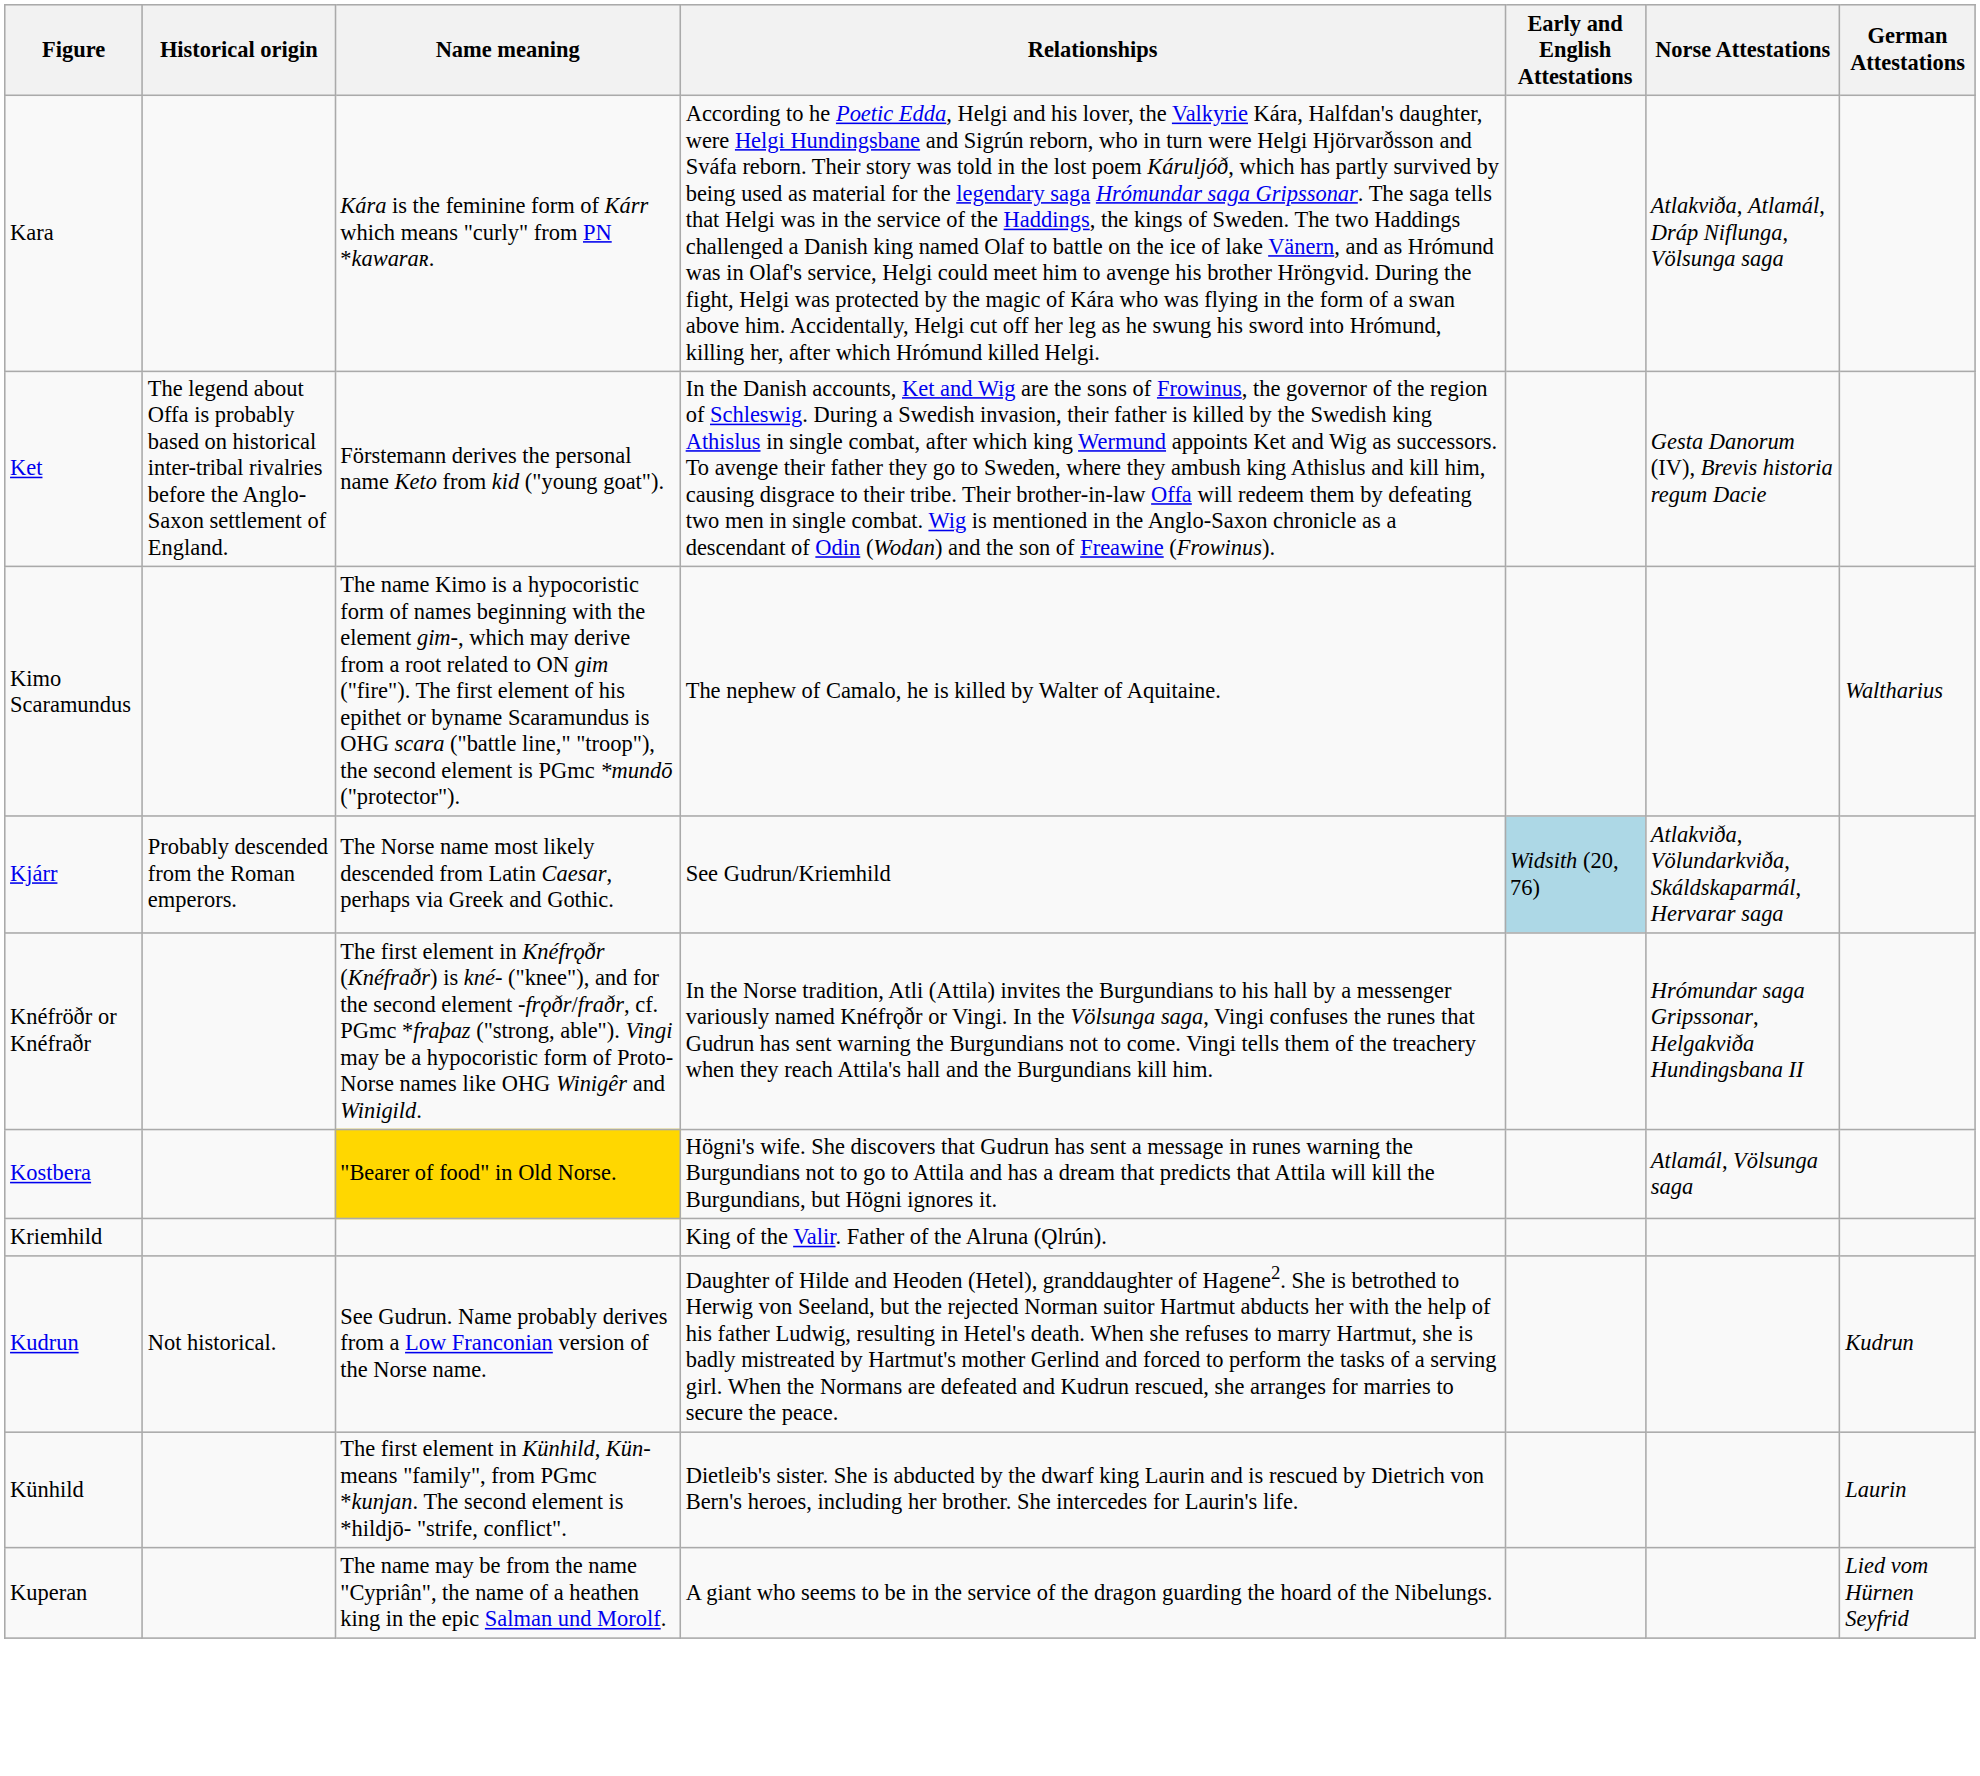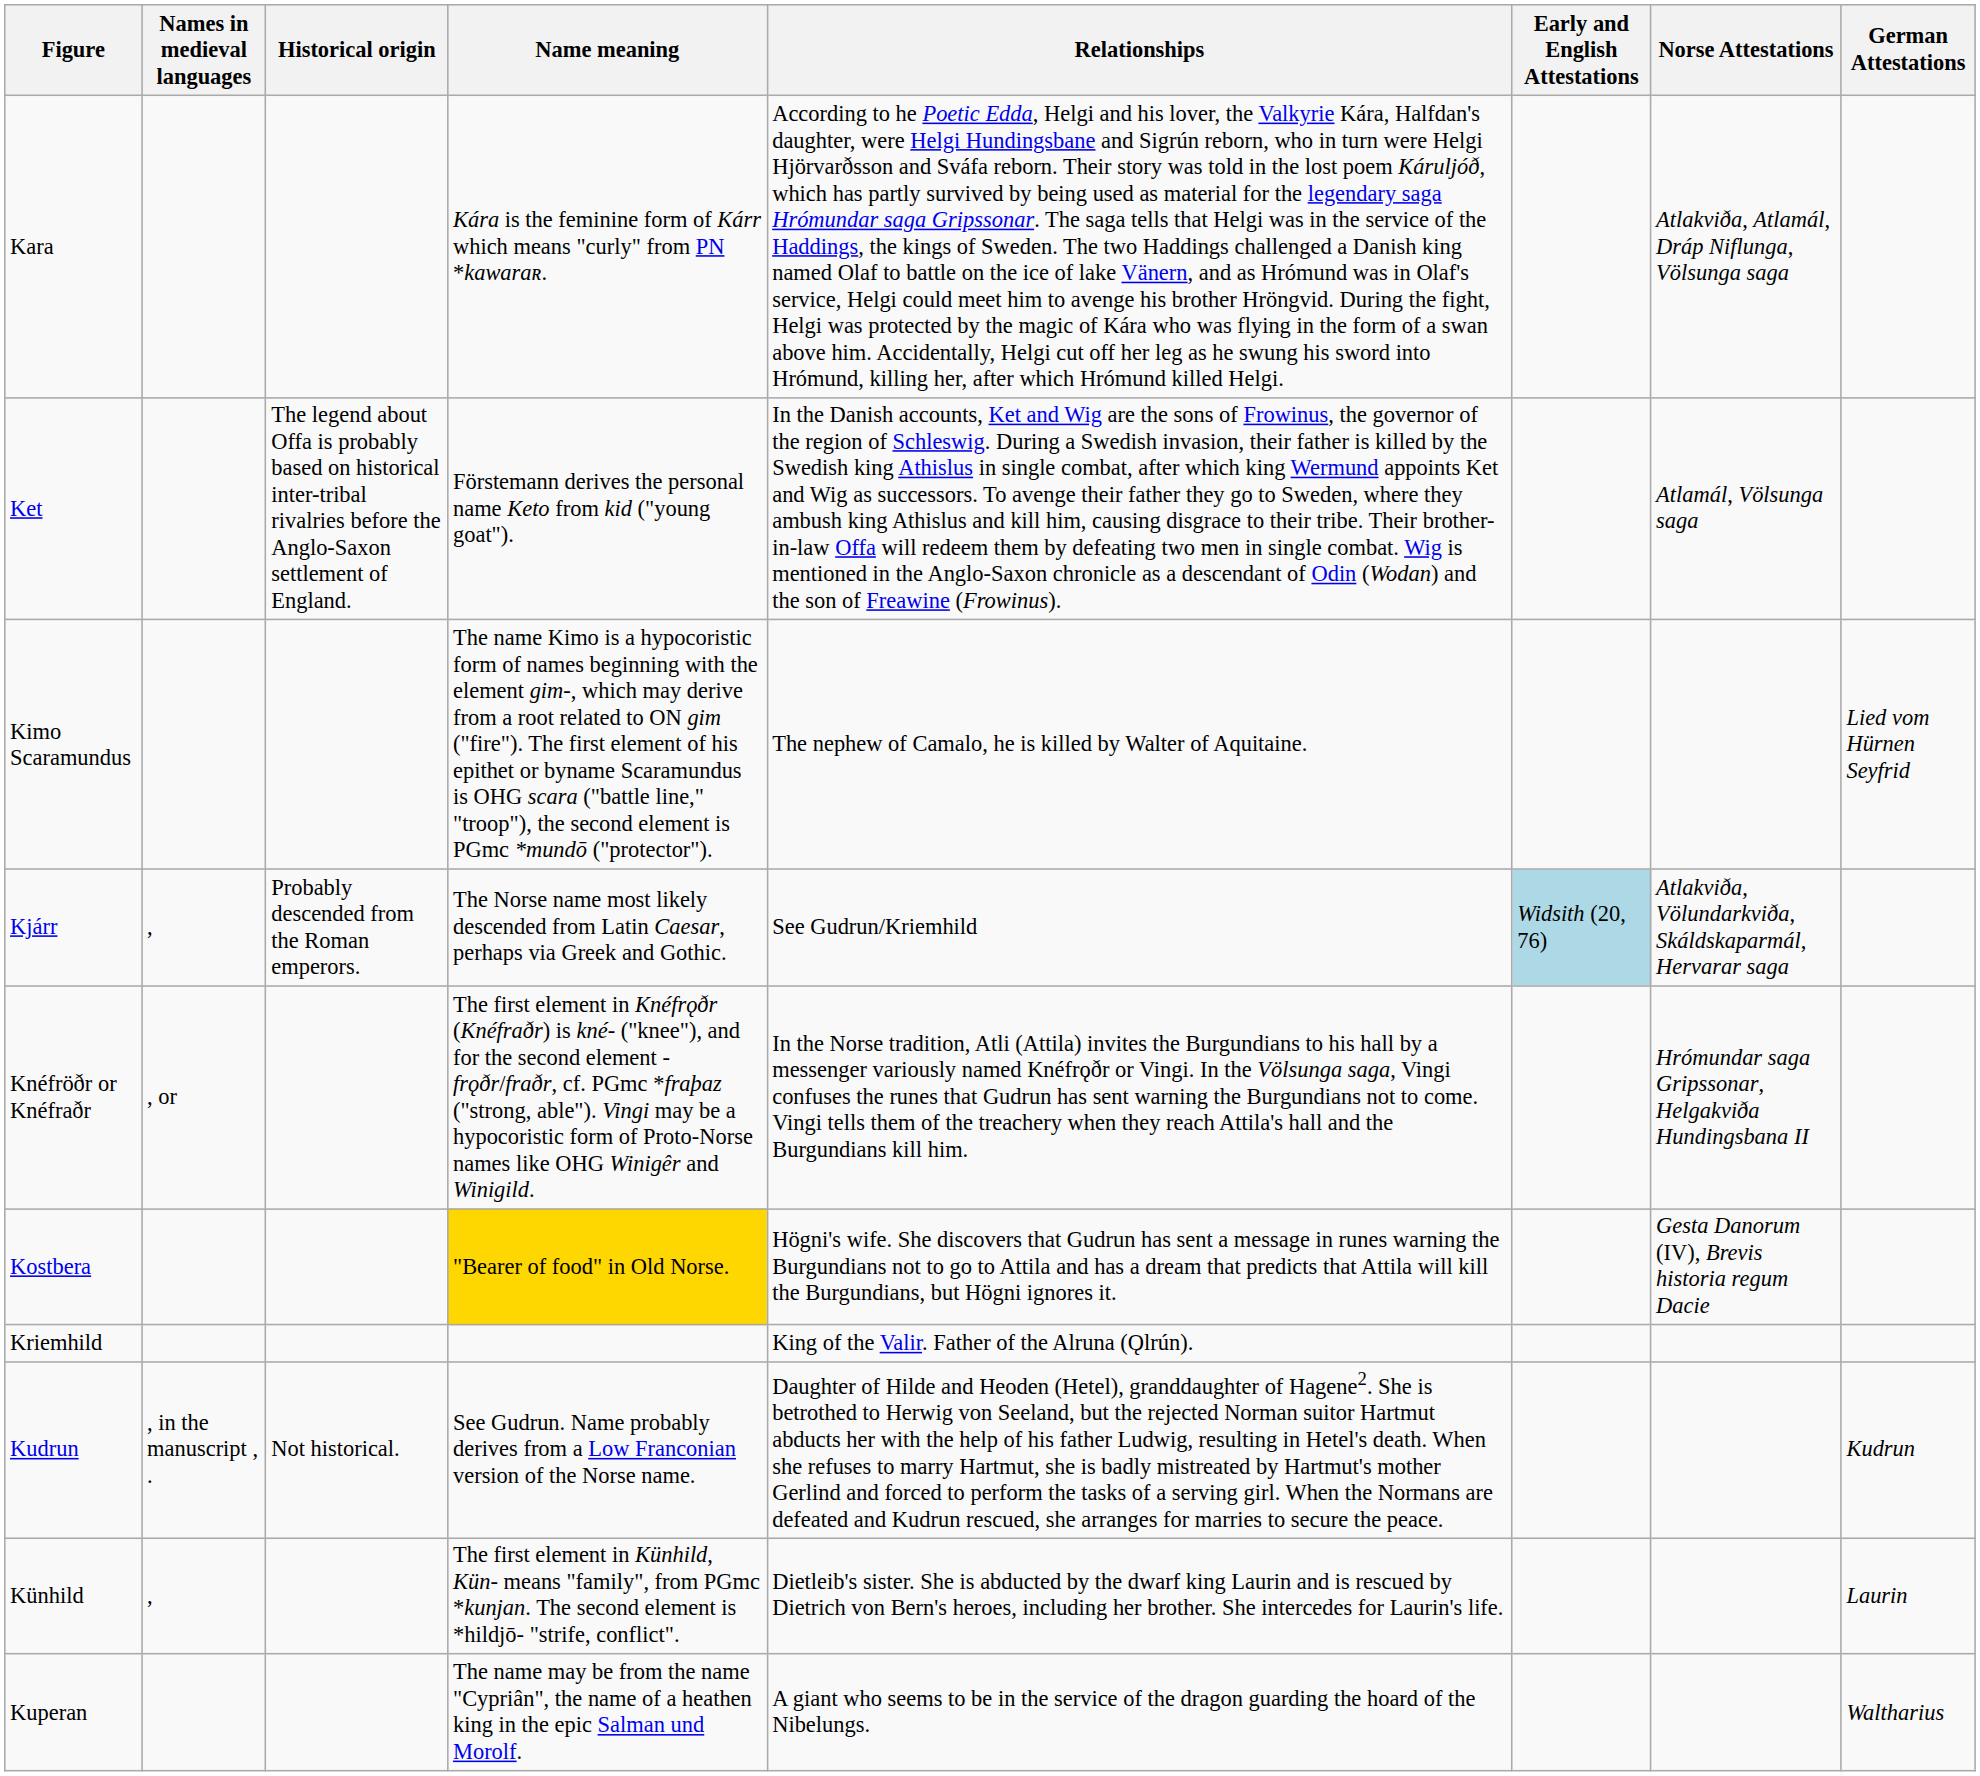+ column: (204, 49)
(1742, 468) Gesta Danorum (IV), Brevis historia regum Dacie -> (1740, 508) Atlamál, Völsunga saga
(1894, 691) Waltharius -> (1888, 744) Lied vom Hürnen Seyfrid
(1734, 1173) Atlamál, Völsunga saga -> (1728, 1266) Gesta Danorum (IV), Brevis historia regum Dacie
(1887, 1593) Lied vom Hürnen Seyfrid -> (1895, 1712) Waltharius
